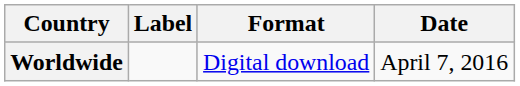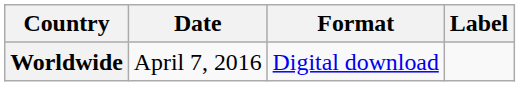columns swapped: (444, 23) <-> (163, 23)
